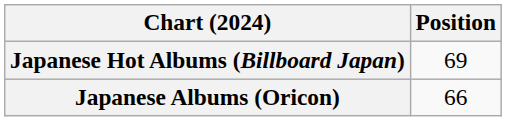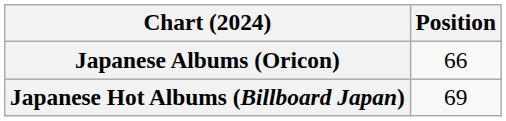rows swapped: (207, 97) <-> (207, 60)
